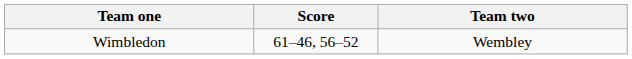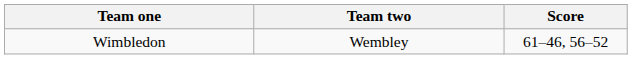columns swapped: (316, 16) <-> (503, 16)
